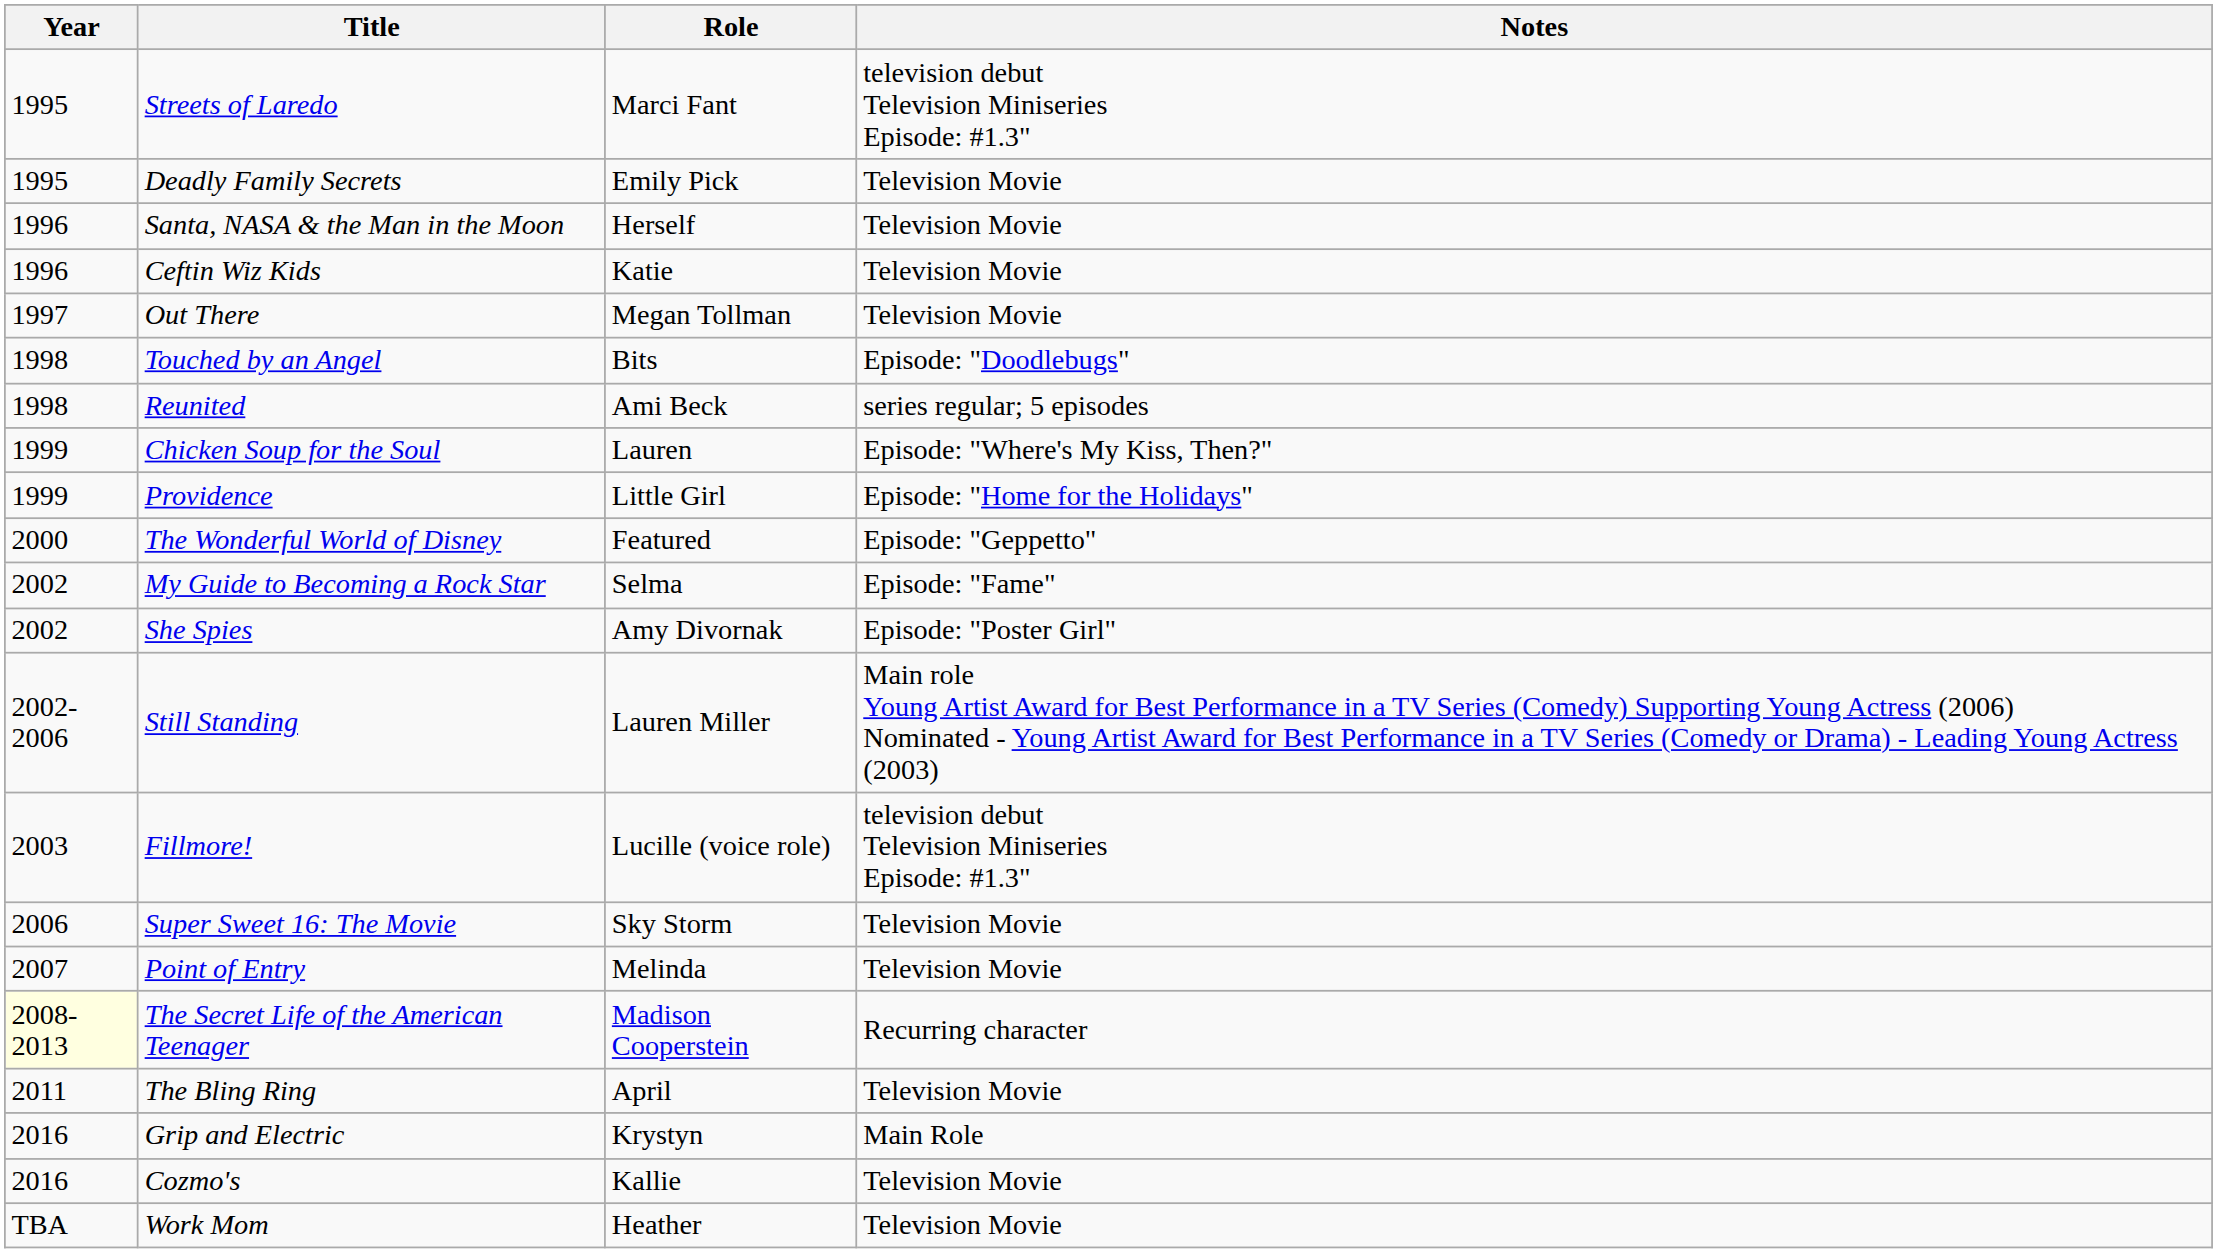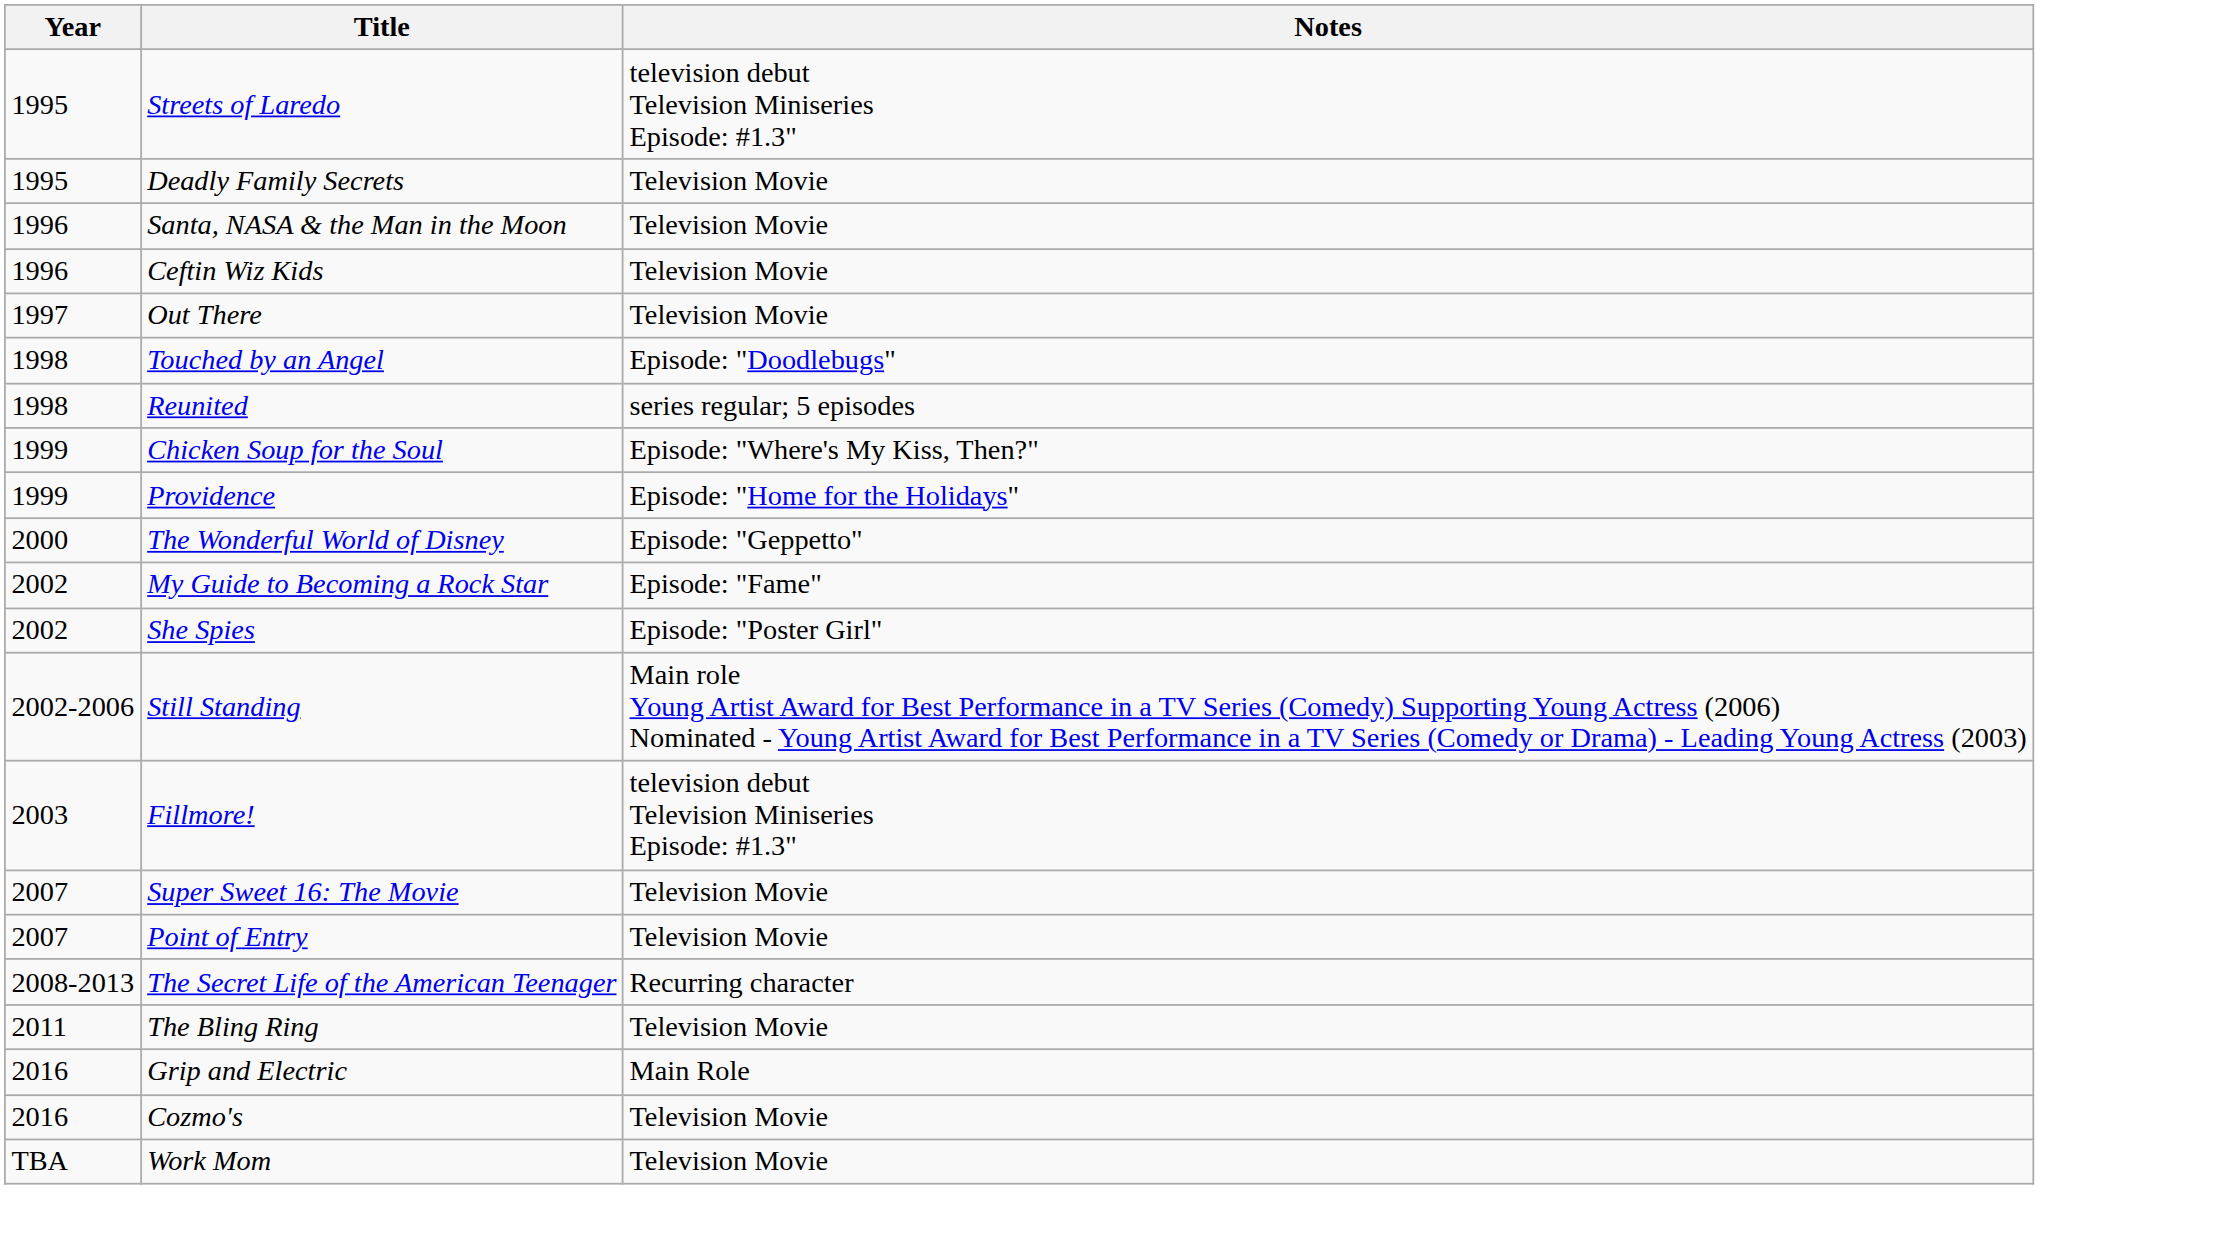- column: (731, 26)
(40, 923) 2006 -> (40, 891) 2007
(44, 1029) lightyellow background -> (73, 981) no background
